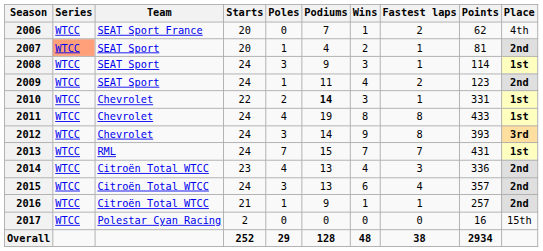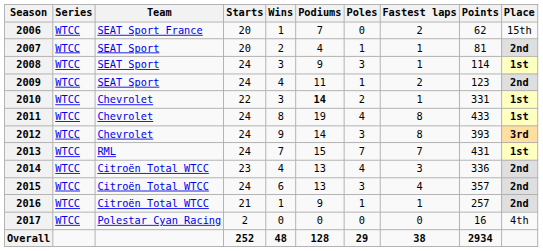columns swapped: (365, 13) <-> (284, 13)
(519, 30) 4th -> (519, 30) 15th
(68, 47) lightsalmon background -> (68, 47) no background
(519, 220) 15th -> (519, 220) 4th
